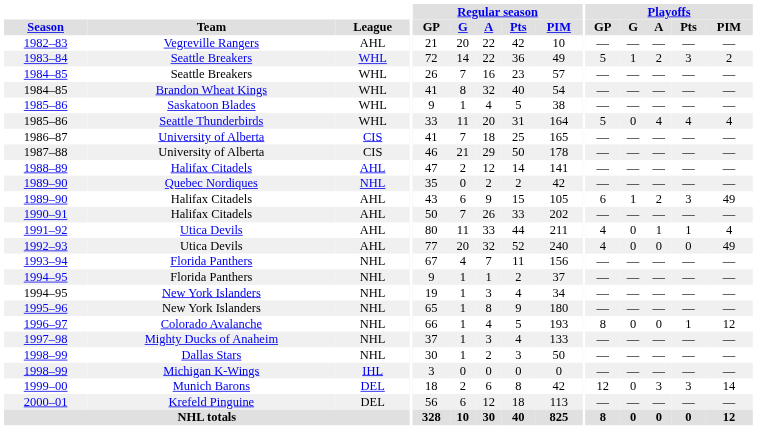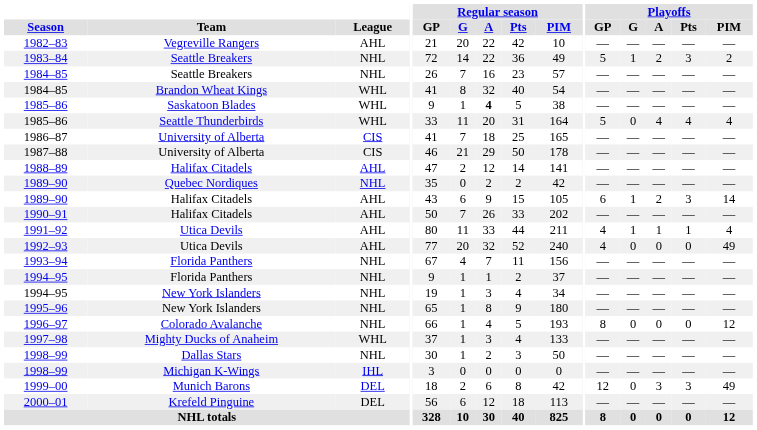(373, 58) WHL -> (373, 58) NHL
(373, 74) WHL -> (373, 74) NHL
(489, 105) normal -> (489, 105) bold
(729, 199) 49 -> (729, 199) 14
(633, 230) 0 -> (633, 230) 1
(688, 323) 1 -> (688, 323) 0
(373, 339) NHL -> (373, 339) WHL
(729, 386) 14 -> (729, 386) 49
